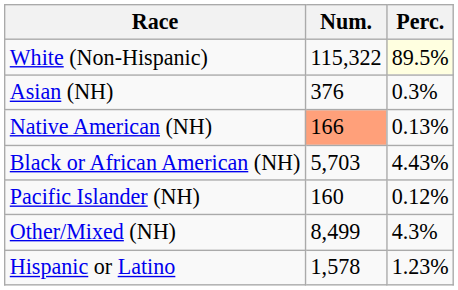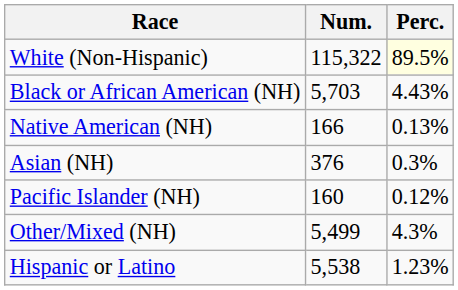rows swapped: (155, 162) <-> (62, 92)
(327, 127) lightsalmon background -> (327, 127) no background
(335, 232) 8,499 -> (335, 232) 5,499
(335, 267) 1,578 -> (335, 267) 5,538
